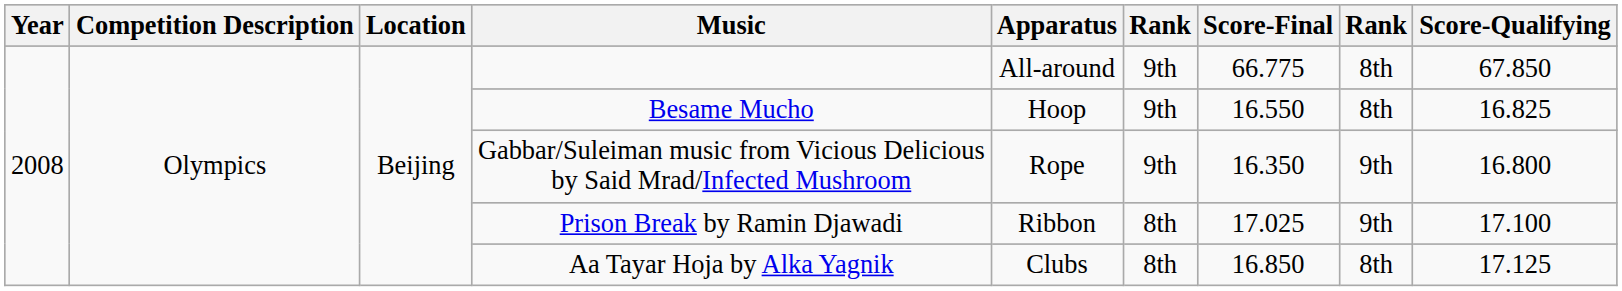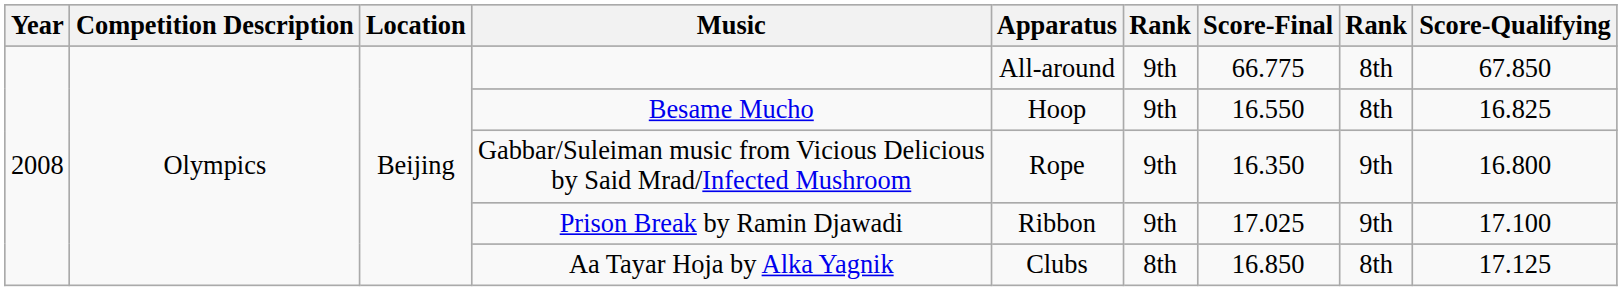(1160, 222) 8th -> (1160, 222) 9th
